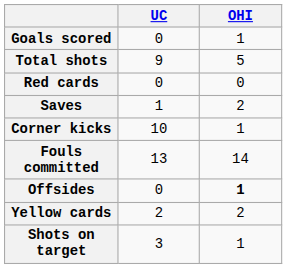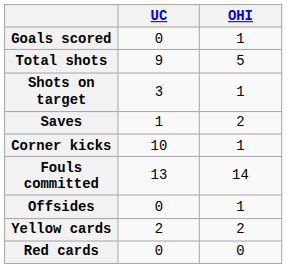rows swapped: (61, 244) <-> (61, 84)
(240, 191) bold -> (240, 207) normal
